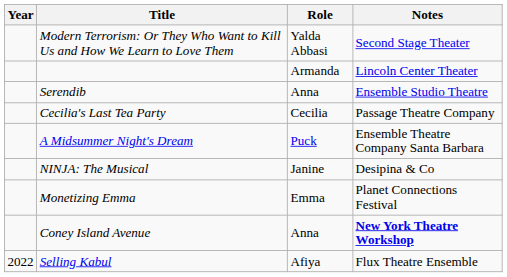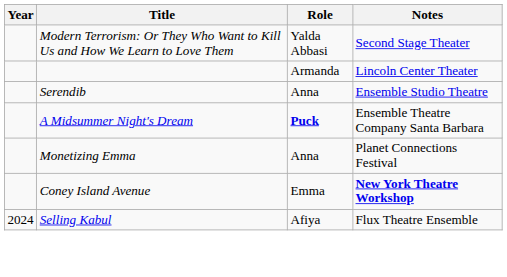- row: (103, 112)
(304, 141) normal -> (305, 120) bold
- row: (94, 169)
(308, 197) Emma -> (305, 155) Anna
(305, 233) Anna -> (308, 191) Emma
(21, 261) 2022 -> (21, 219) 2024
